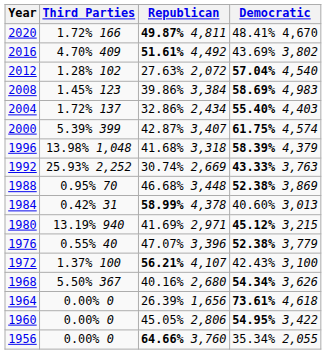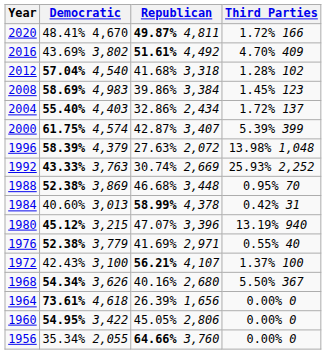columns swapped: (275, 14) <-> (89, 14)
(184, 72) 27.63% 2,072 -> (177, 72) 41.68% 3,318
(184, 148) 41.68% 3,318 -> (177, 148) 27.63% 2,072
(184, 225) 41.69% 2,971 -> (177, 225) 47.07% 3,396
(184, 244) 47.07% 3,396 -> (177, 244) 41.69% 2,971
